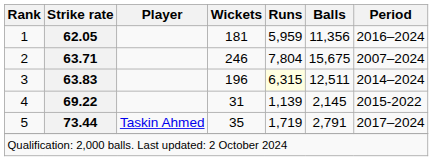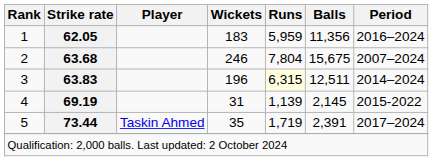(236, 36) 181 -> (236, 36) 183
(80, 58) 63.71 -> (80, 58) 63.68
(80, 101) 69.22 -> (80, 101) 69.19
(329, 123) 2,791 -> (329, 123) 2,391
